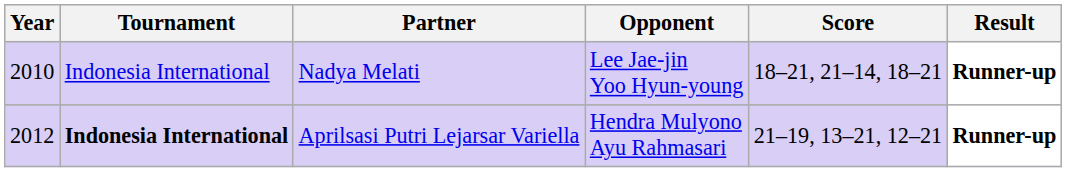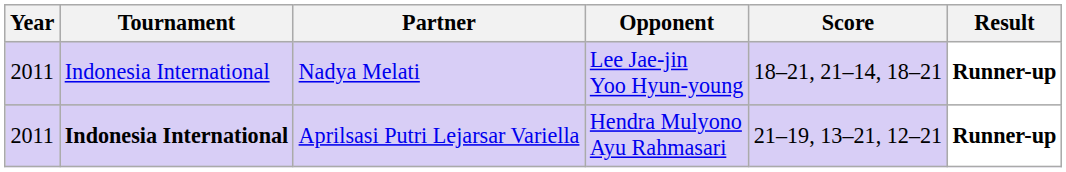(32, 72) 2010 -> (32, 72) 2011
(32, 135) 2012 -> (32, 135) 2011
